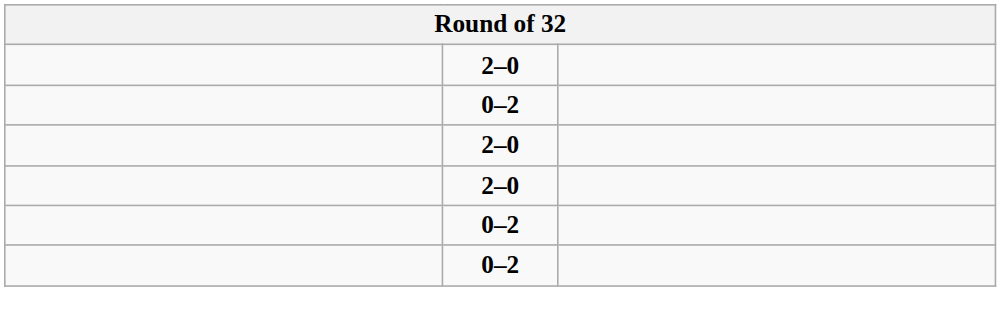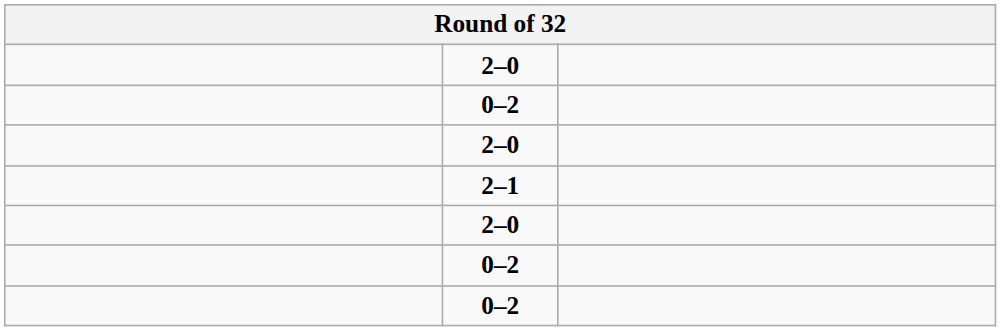+ row: (224, 185)
